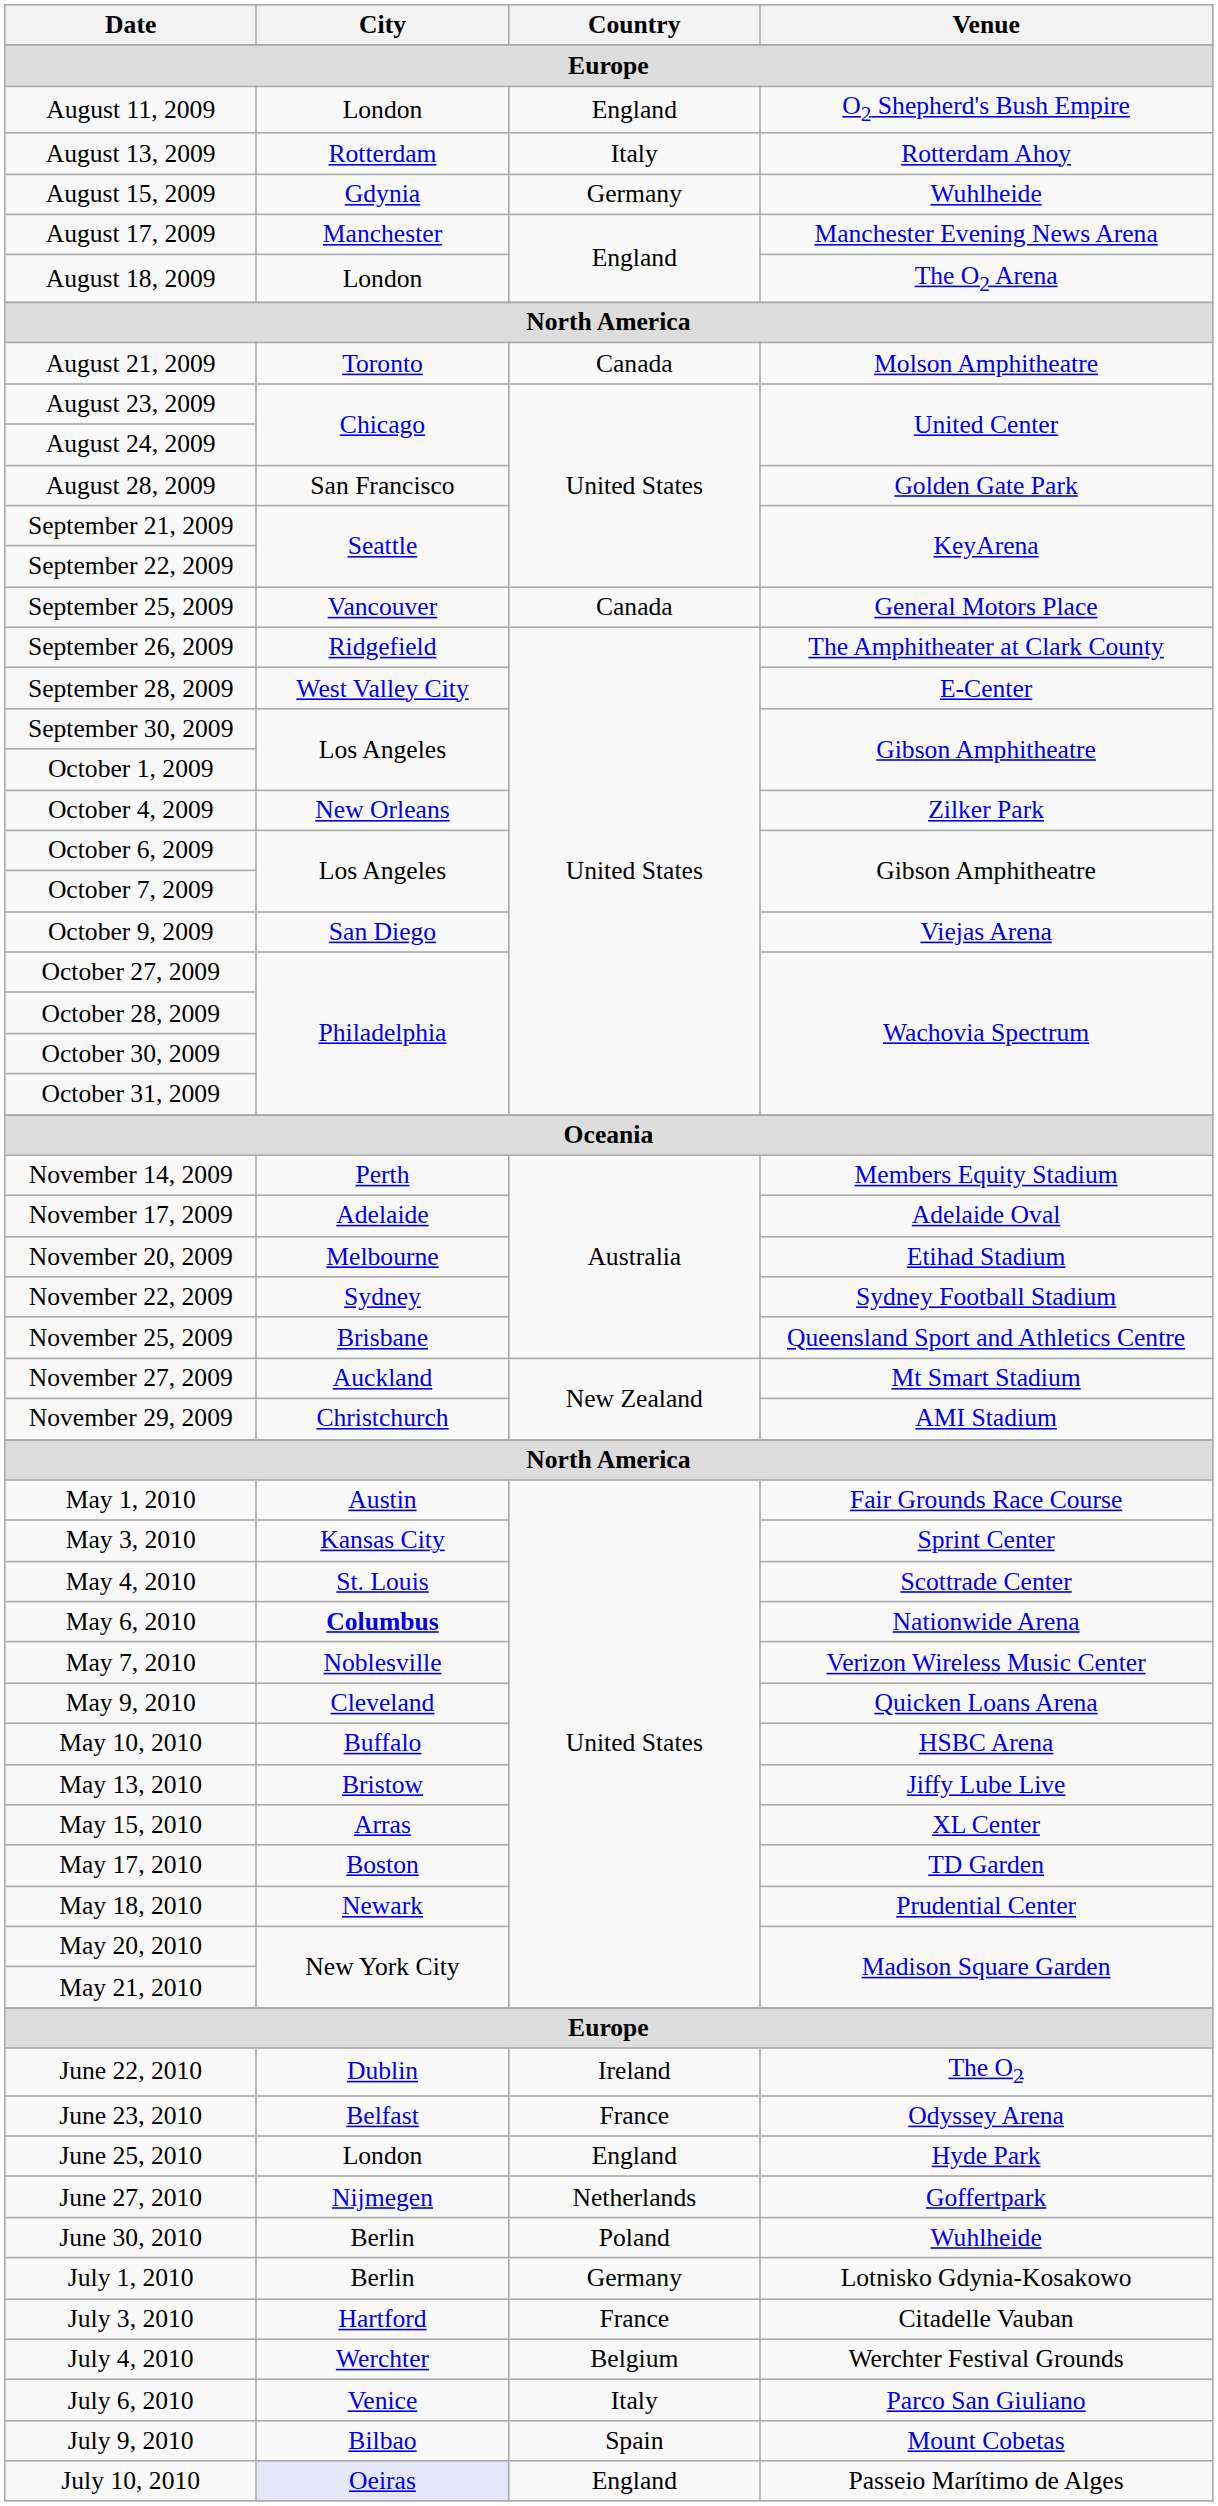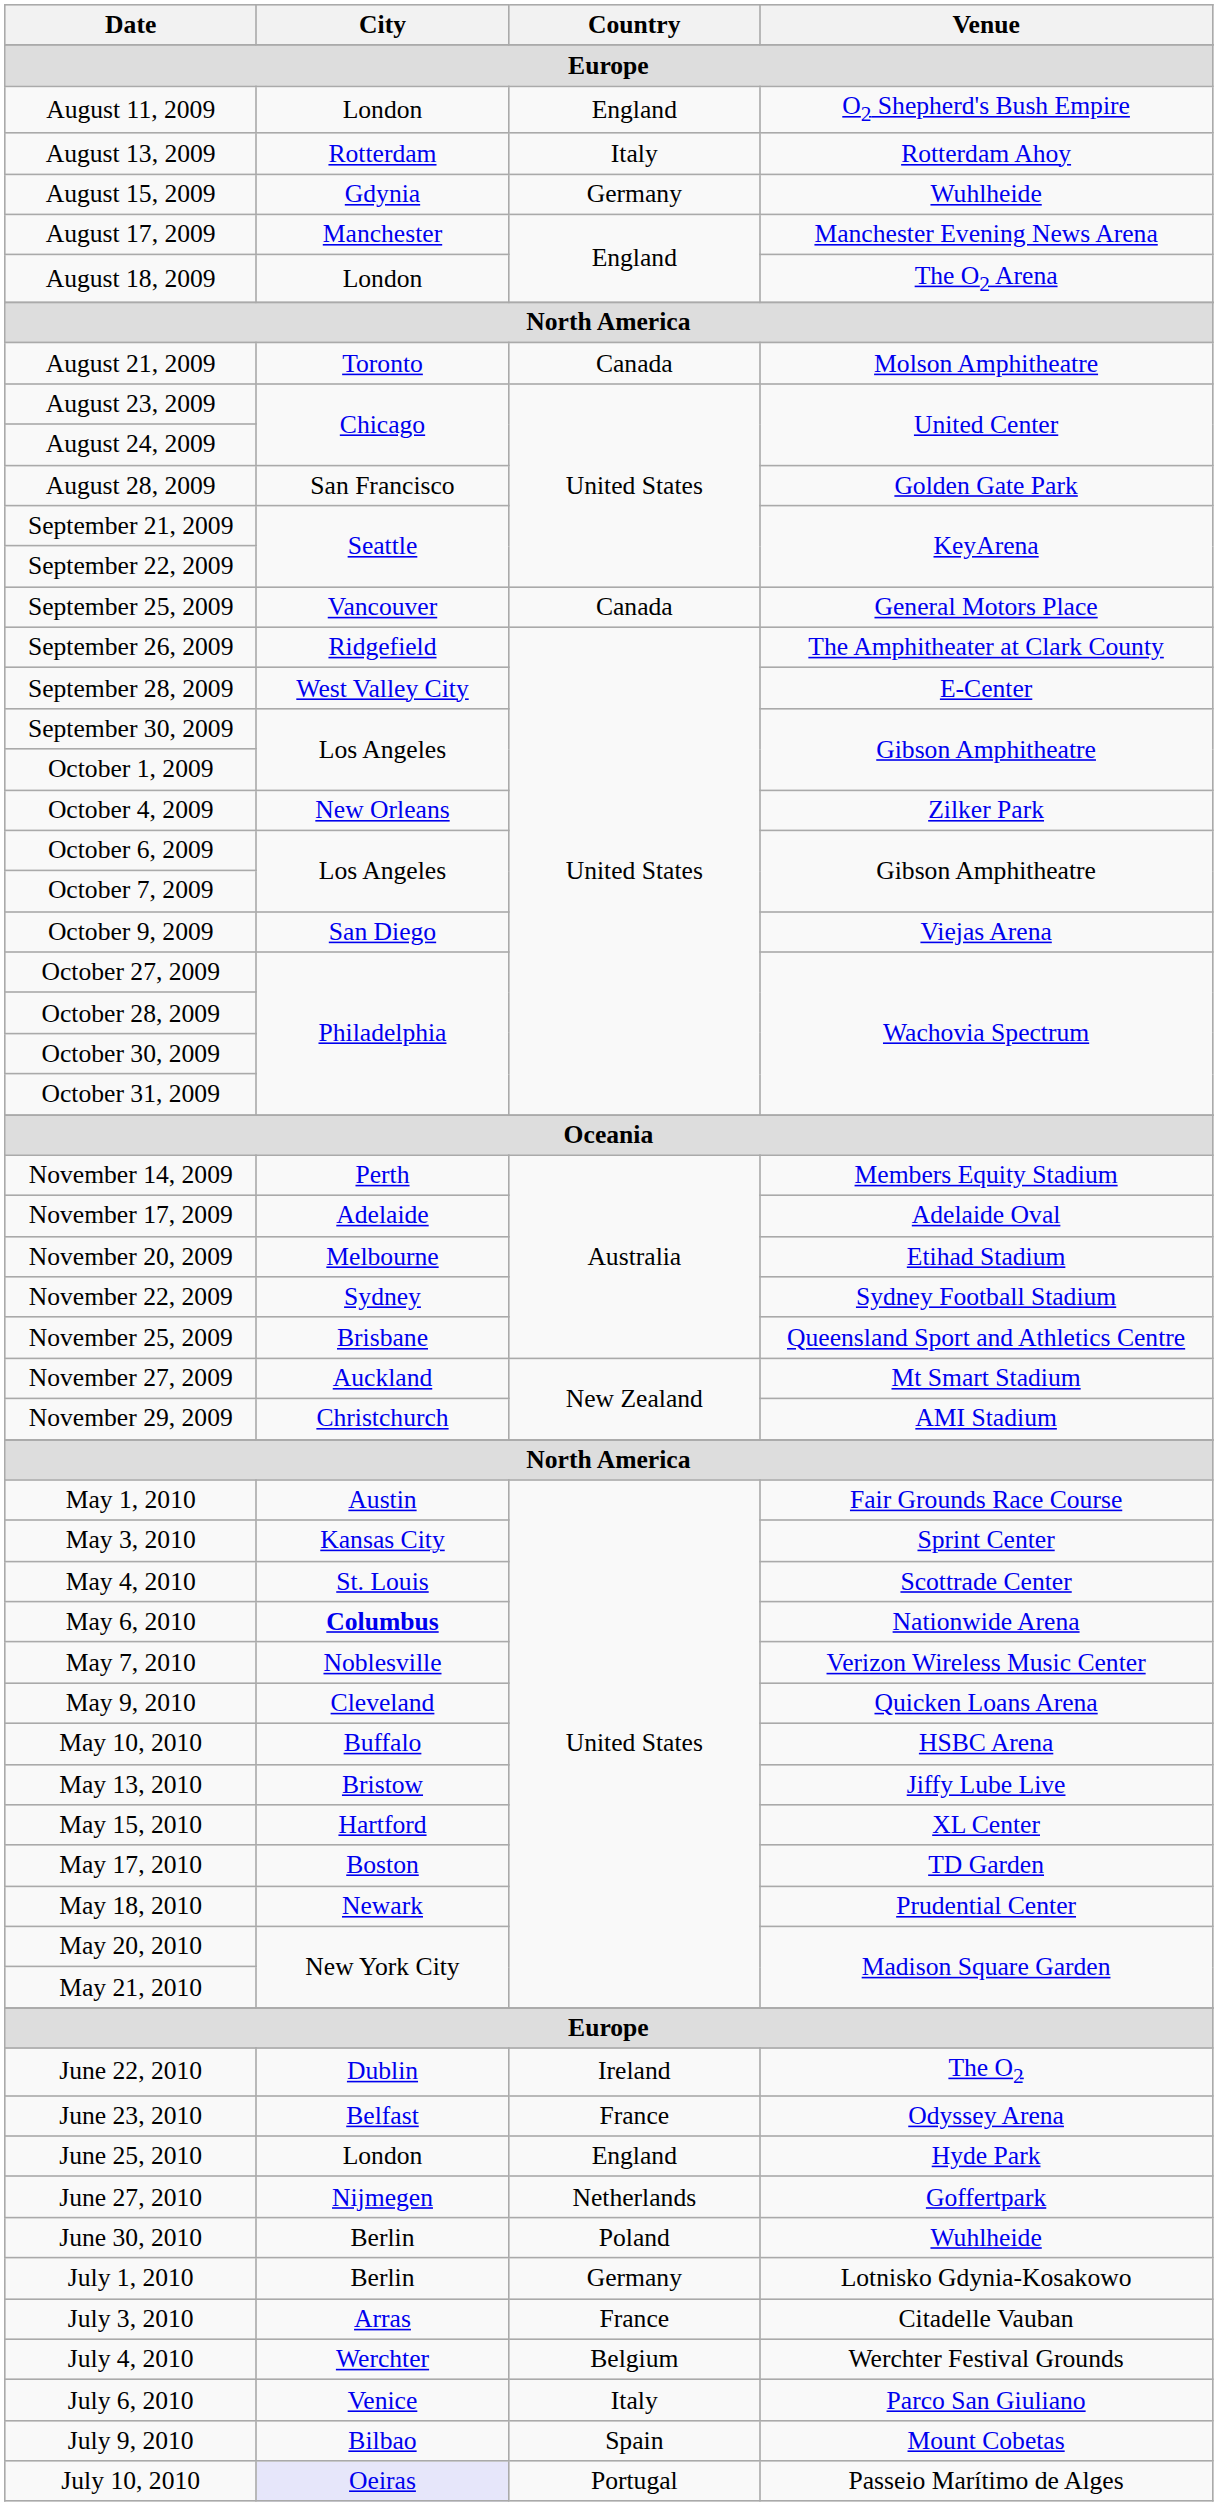(382, 1824) Arras -> (383, 1824) Hartford
(383, 2318) Hartford -> (382, 2318) Arras
(634, 2480) England -> (634, 2480) Portugal
